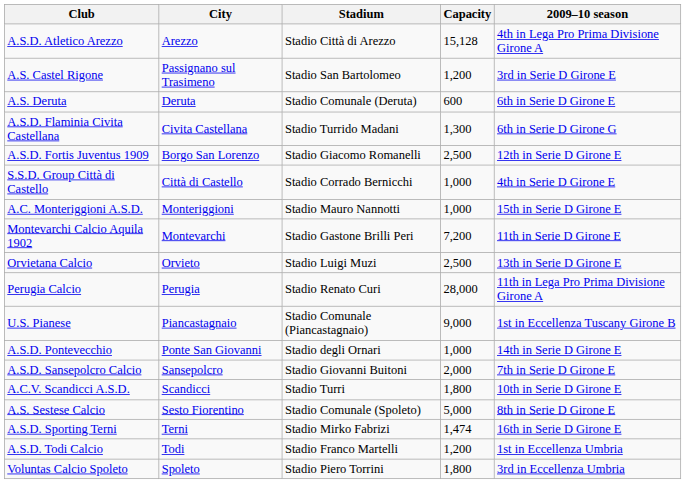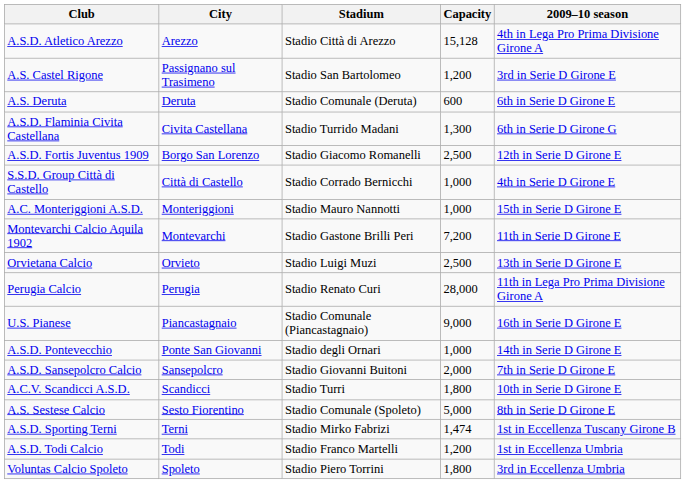(586, 323) 1st in Eccellenza Tuscany Girone B -> (559, 323) 16th in Serie D Girone E
(559, 429) 16th in Serie D Girone E -> (586, 429) 1st in Eccellenza Tuscany Girone B
